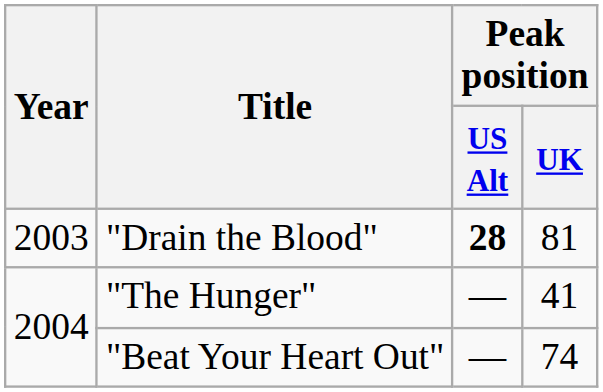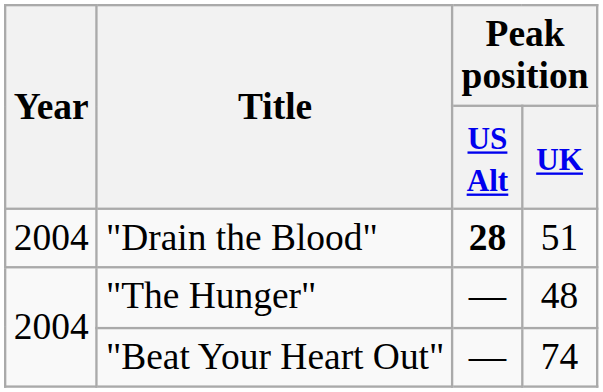(51, 237) 2003 -> (51, 237) 2004
(560, 237) 81 -> (560, 237) 51
(560, 296) 41 -> (560, 296) 48
